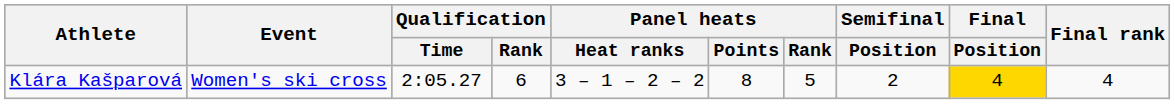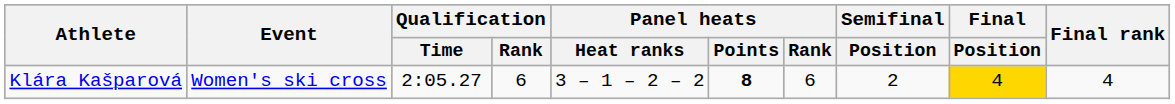(746, 81) normal -> (746, 81) bold
(810, 81) 5 -> (810, 81) 6
